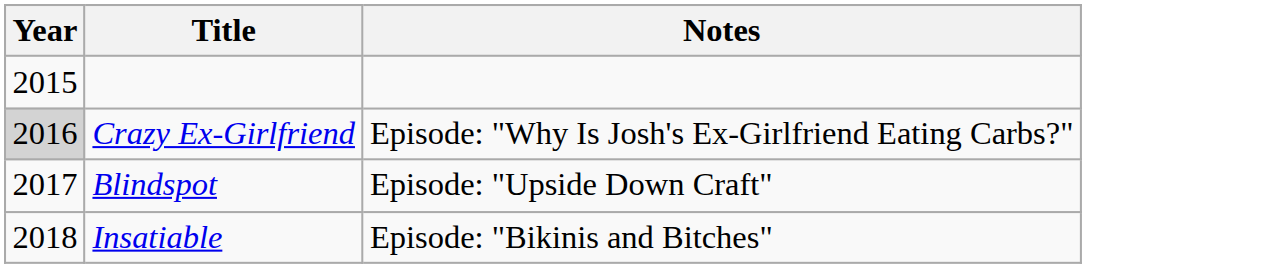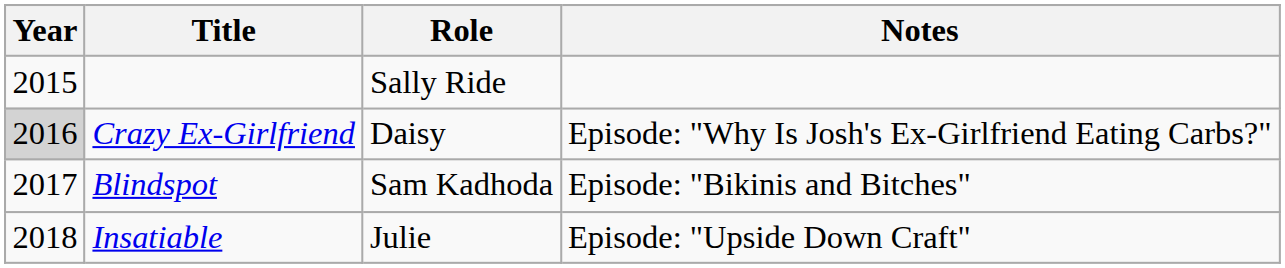+ column: (461, 30)
(571, 184) Episode: "Upside Down Craft" -> (769, 184) Episode: "Bikinis and Bitches"
(571, 236) Episode: "Bikinis and Bitches" -> (769, 236) Episode: "Upside Down Craft"
